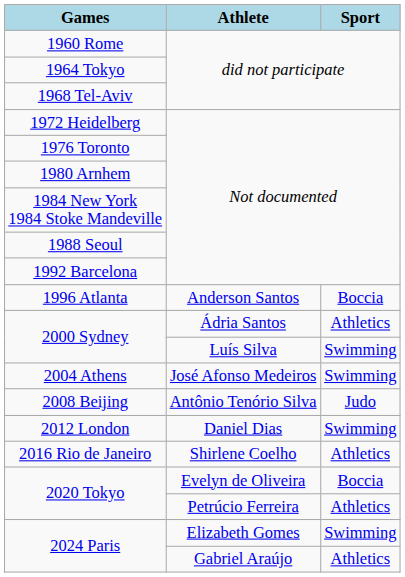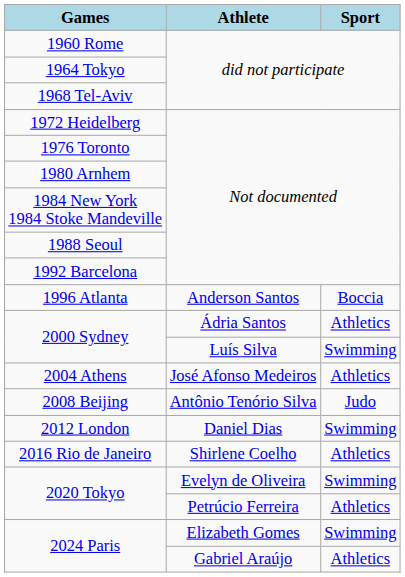(360, 375) Swimming -> (360, 375) Athletics
(360, 480) Boccia -> (360, 480) Swimming
